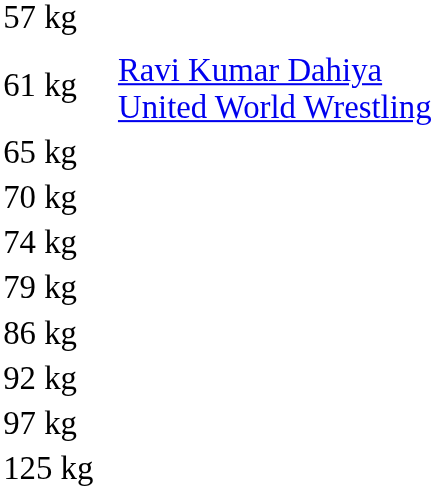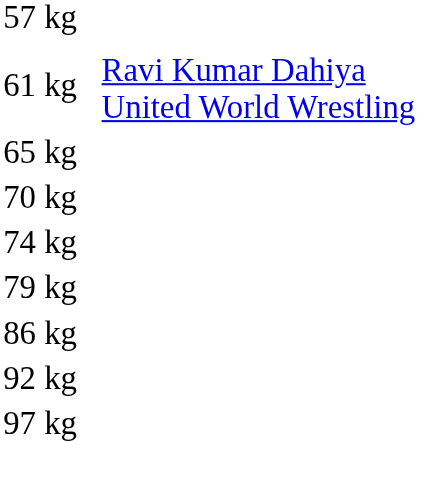- row: (48, 468)
